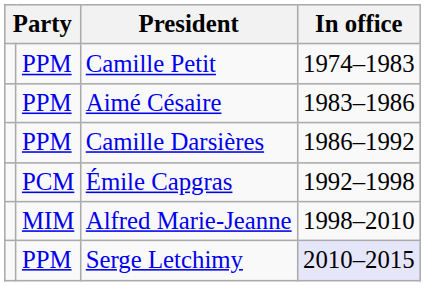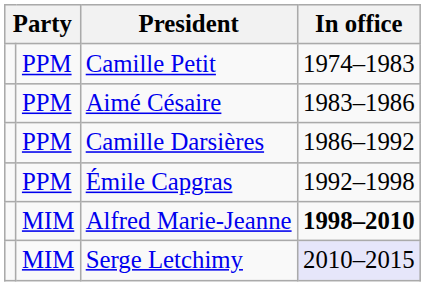(48, 181) PCM -> (47, 181) PPM
(359, 220) normal -> (359, 220) bold
(47, 260) PPM -> (48, 260) MIM
